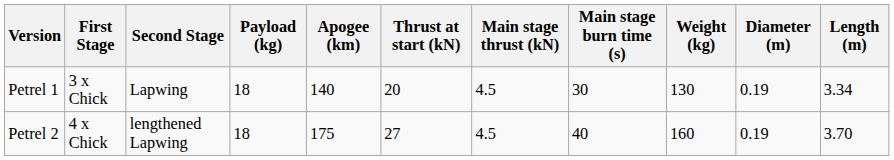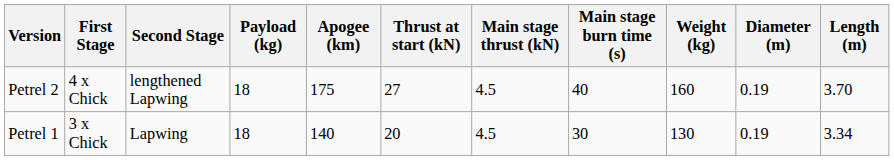rows swapped: (33, 89) <-> (33, 133)
